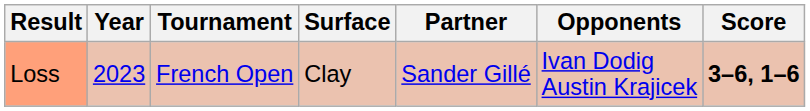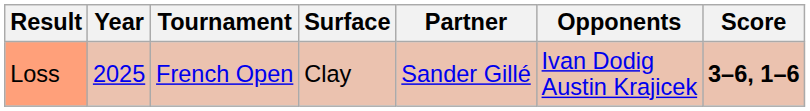(119, 73) 2023 -> (119, 73) 2025
